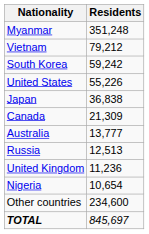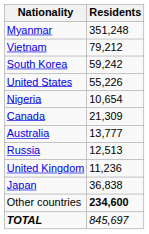rows swapped: (22, 99) <-> (24, 185)
(109, 202) normal -> (109, 202) bold
